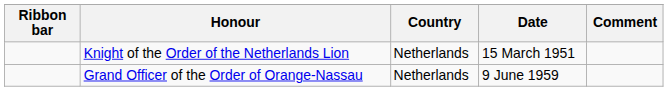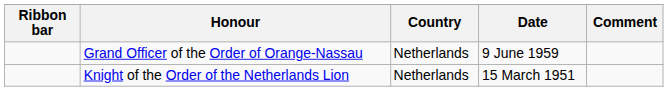rows swapped: (216, 53) <-> (223, 75)
